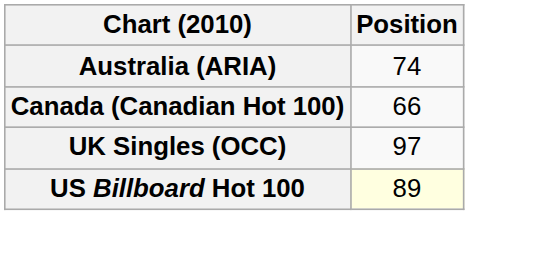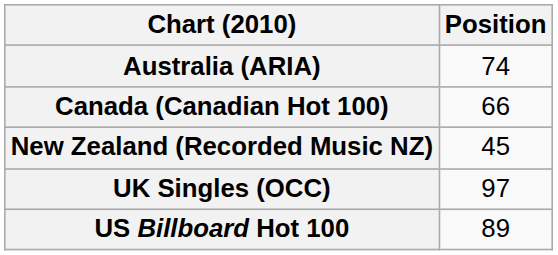+ row: (222, 147)
(407, 188) lightyellow background -> (496, 229) no background
